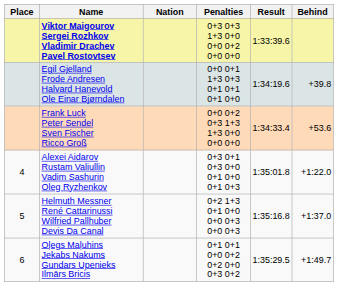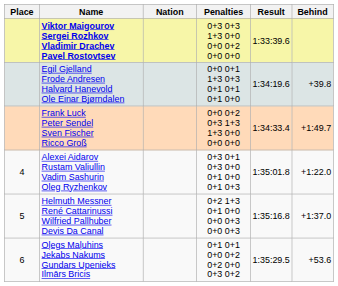(320, 128) +53.6 -> (316, 128) +1:49.7
(316, 260) +1:49.7 -> (320, 260) +53.6
